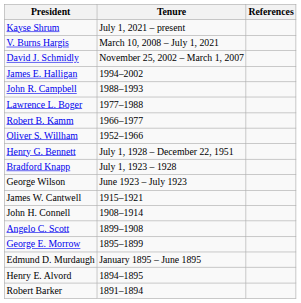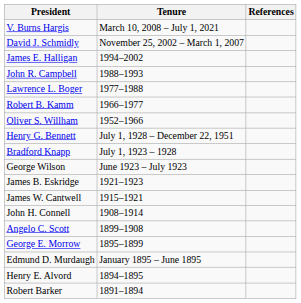- row: (33, 27)
+ row: (43, 182)
